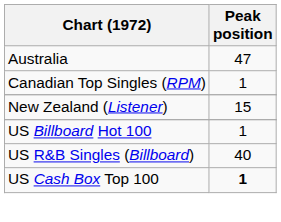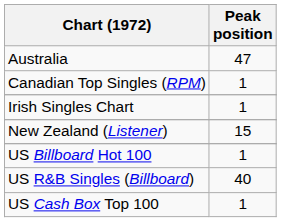+ row: (71, 107)
(243, 180) bold -> (243, 204) normal
